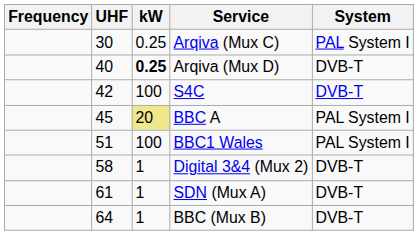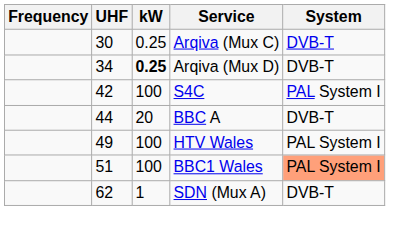(363, 42) PAL System I -> (310, 42) DVB-T
(104, 67) 40 -> (104, 67) 34
(339, 92) DVB-T -> (334, 92) PAL System I
(104, 117) 45 -> (104, 117) 44
(144, 117) khaki background -> (144, 117) no background
(363, 117) PAL System I -> (310, 117) DVB-T
+ row: (213, 142)
(363, 142) no background -> (334, 167) lightsalmon background
- row: (241, 167)
(104, 192) 61 -> (104, 192) 62
- row: (220, 218)
